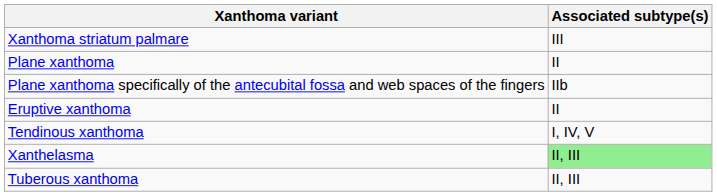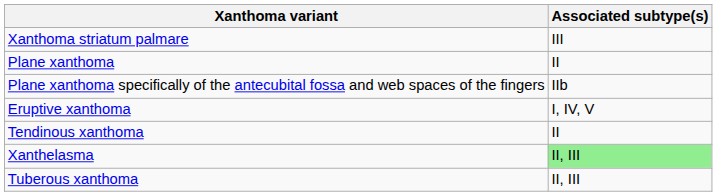(556, 109) II -> (573, 109) I, IV, V
(573, 132) I, IV, V -> (556, 132) II
